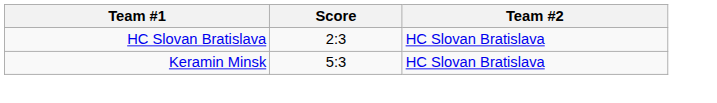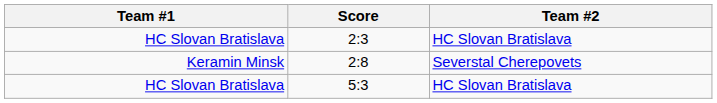+ row: (358, 62)
(218, 62) Keramin Minsk -> (215, 86) HC Slovan Bratislava
